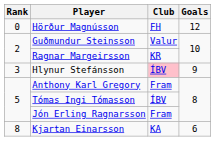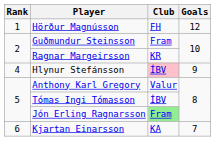(17, 26) 0 -> (17, 26) 1
(164, 41) Valur -> (161, 41) Fram
(17, 70) 3 -> (17, 70) 4
(161, 85) Fram -> (164, 85) Valur
(161, 114) no background -> (161, 114) lightgreen background
(17, 129) 8 -> (17, 129) 6
(195, 129) 6 -> (195, 129) 7
